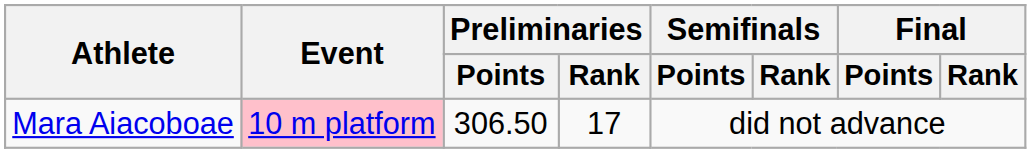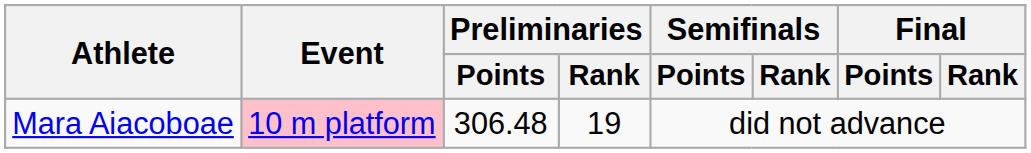(501, 124) 306.50 -> (501, 124) 306.48
(604, 124) 17 -> (604, 124) 19
